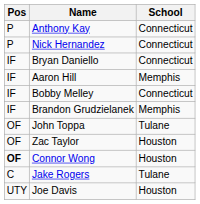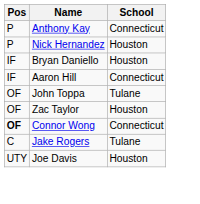(166, 45) Connecticut -> (129, 45) Houston
(166, 61) Connecticut -> (129, 61) Houston
(159, 77) Memphis -> (136, 77) Connecticut
- row: (63, 93)
- row: (83, 110)
(158, 158) Houston -> (136, 126) Connecticut
